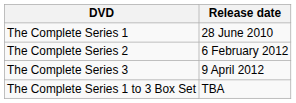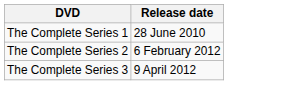- row: (102, 88)
